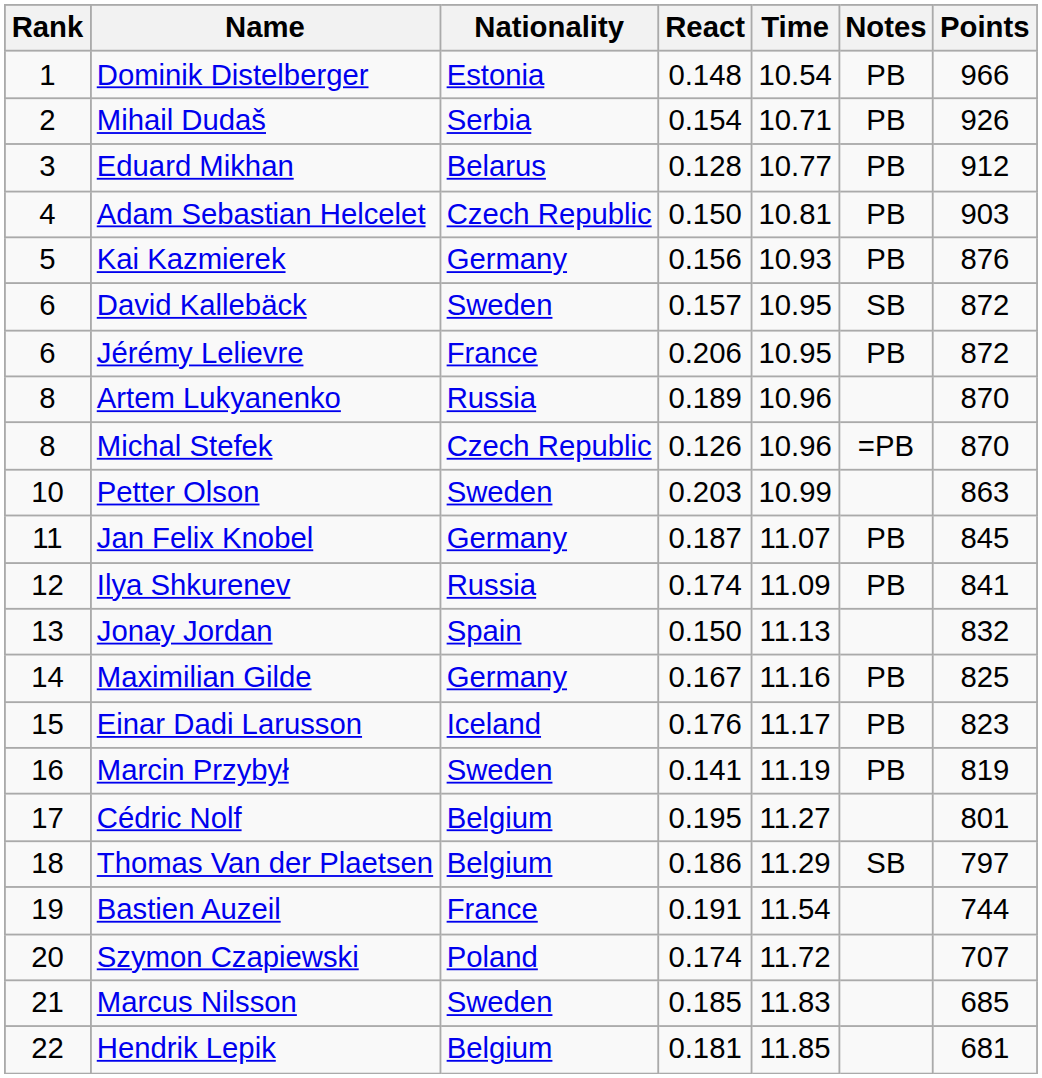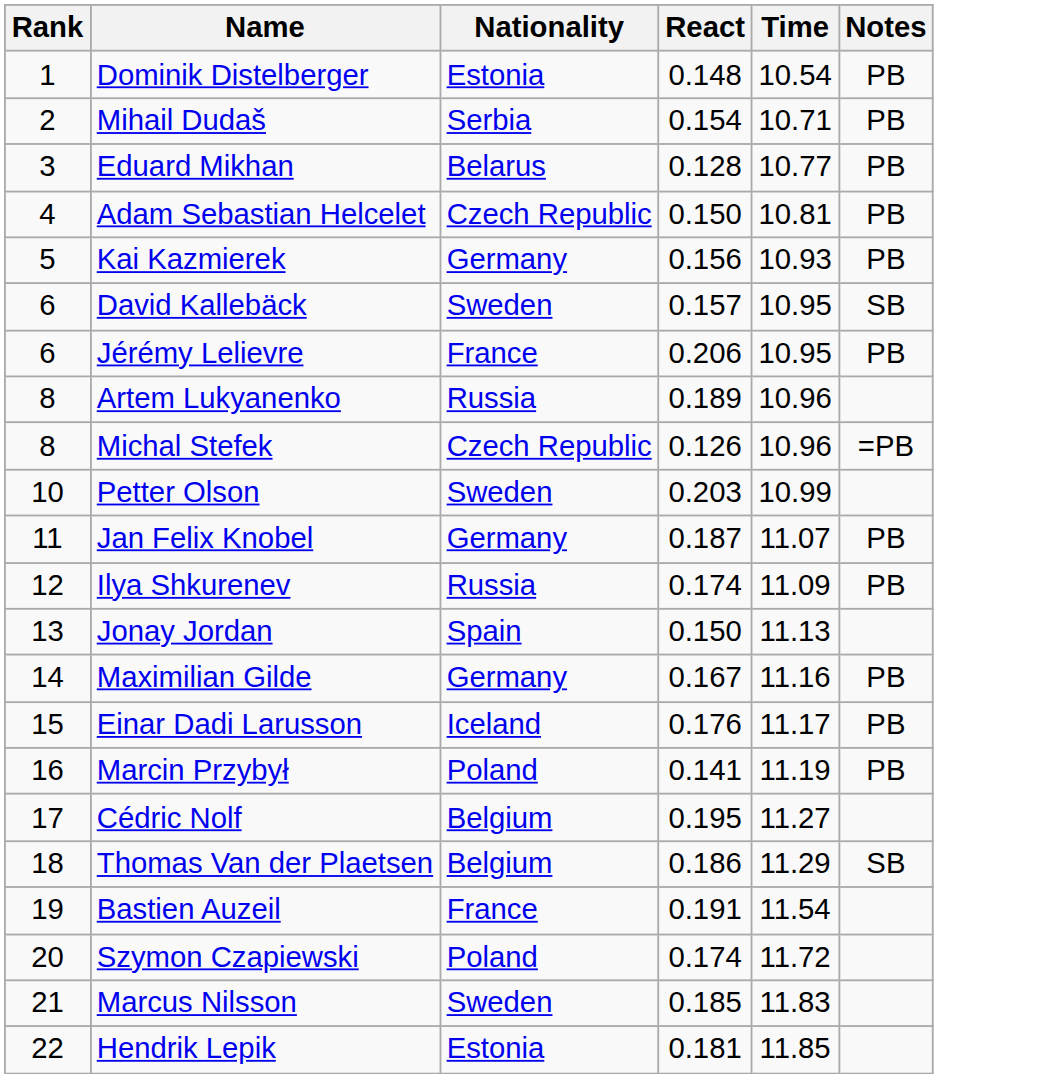- column: (985, 27)
(500, 770) Sweden -> (492, 770) Poland
(500, 1049) Belgium -> (495, 1049) Estonia
